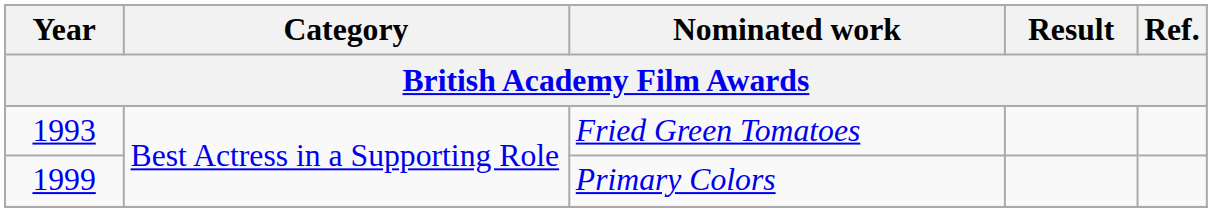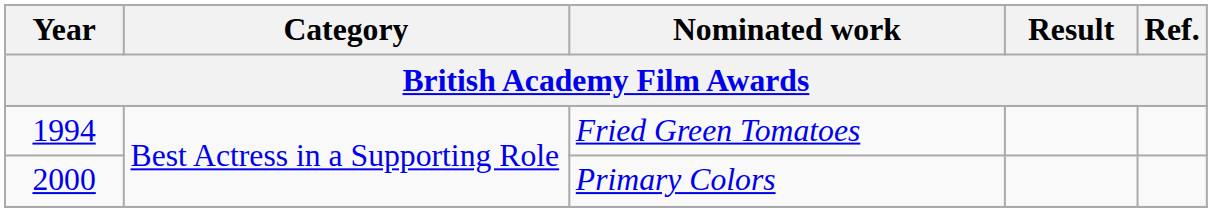(64, 130) 1993 -> (64, 130) 1994
(64, 180) 1999 -> (64, 180) 2000
